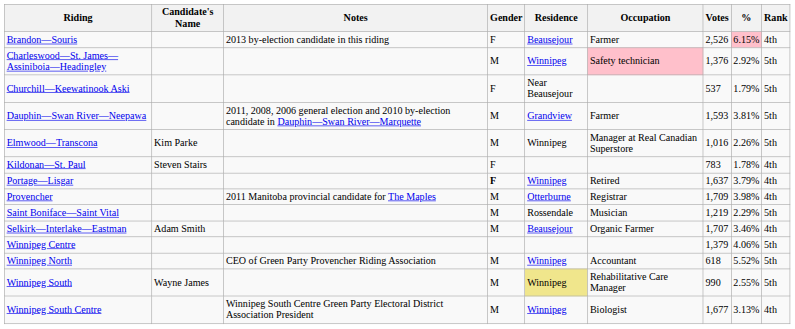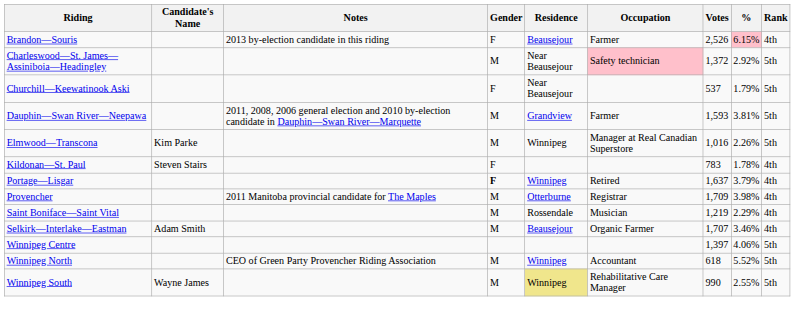(547, 61) Winnipeg -> (550, 61) Near Beausejour
(717, 61) 1,376 -> (717, 61) 1,372
(770, 213) 5th -> (770, 213) 4th
(717, 245) 1,379 -> (717, 245) 1,397
- row: (54, 310)
